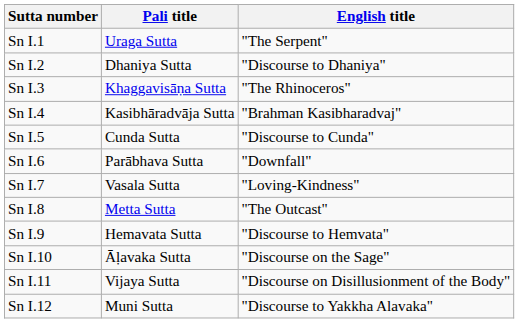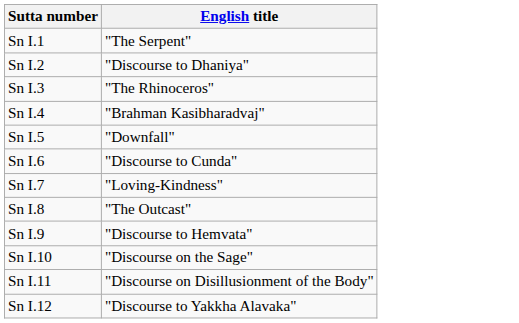- column: (170, 16)
(308, 137) "Discourse to Cunda" -> (140, 137) "Downfall"
(276, 161) "Downfall" -> (171, 161) "Discourse to Cunda"
